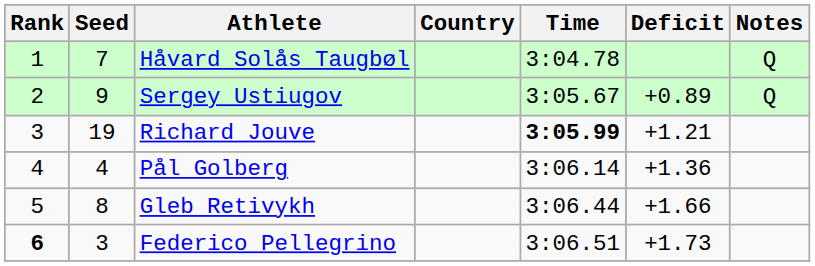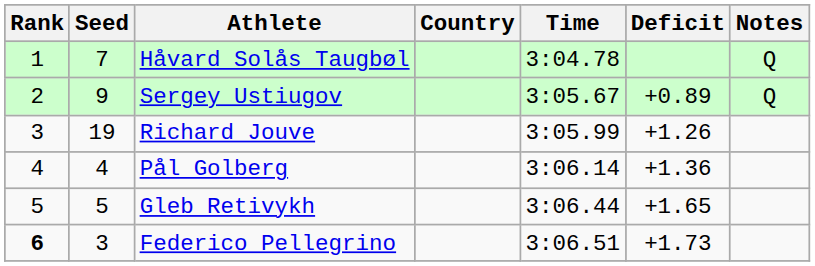(573, 133) bold -> (573, 133) normal
(678, 133) +1.21 -> (678, 133) +1.26
(102, 206) 8 -> (102, 206) 5
(678, 206) +1.66 -> (678, 206) +1.65
